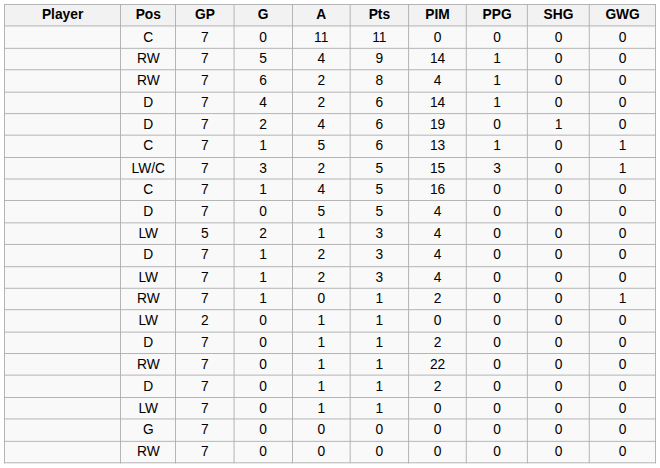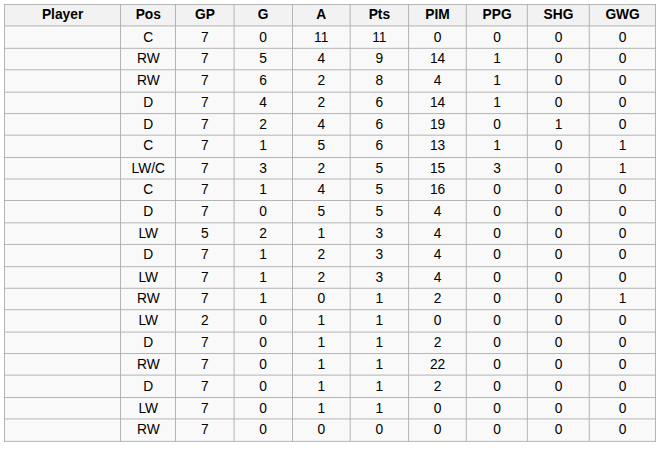- row: (148, 430)
